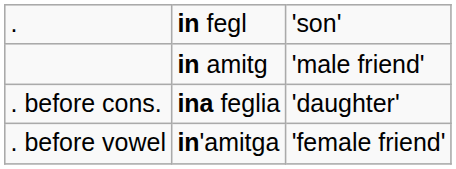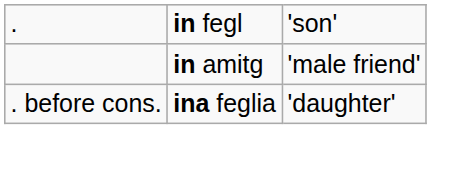- row: (88, 143)
